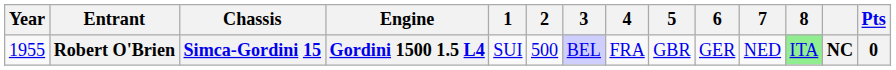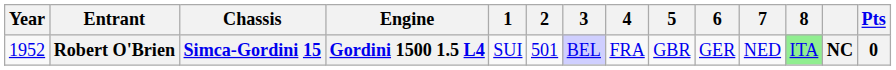(27, 49) 1955 -> (27, 49) 1952
(545, 49) 500 -> (545, 49) 501
